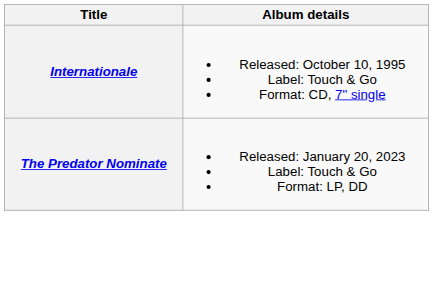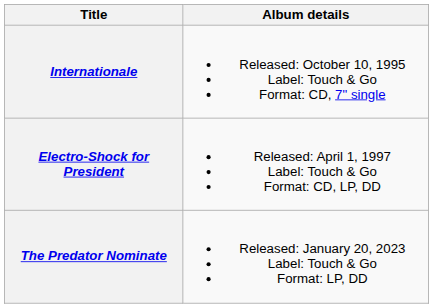+ row: (94, 164)
